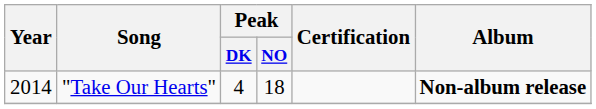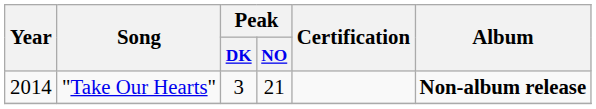(239, 86) 4 -> (239, 86) 3
(274, 86) 18 -> (274, 86) 21
